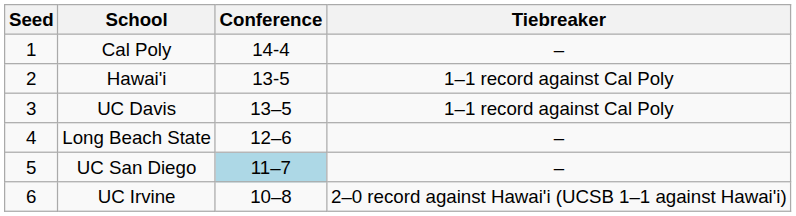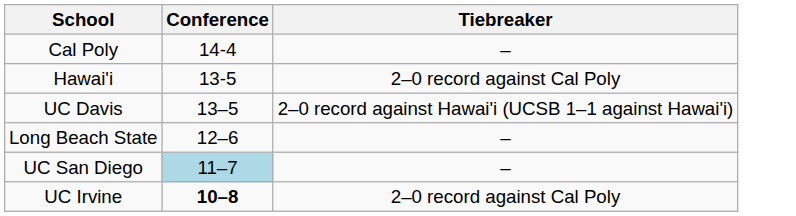- column: (31, 20)
(559, 79) 1–1 record against Cal Poly -> (506, 79) 2–0 record against Cal Poly
(559, 108) 1–1 record against Cal Poly -> (506, 108) 2–0 record against Hawai'i (UCSB 1–1 against Hawai'i)
(271, 197) normal -> (218, 197) bold
(559, 197) 2–0 record against Hawai'i (UCSB 1–1 against Hawai'i) -> (506, 197) 2–0 record against Cal Poly
